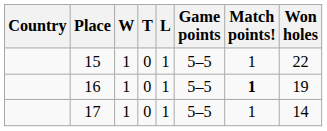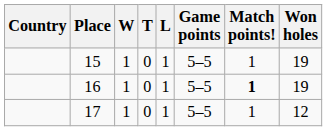(301, 61) 22 -> (301, 61) 19
(301, 112) 14 -> (301, 112) 12
